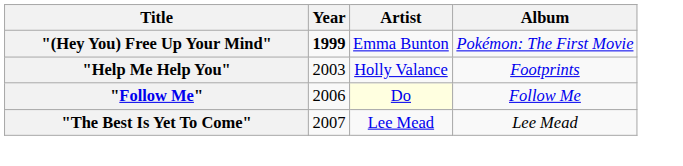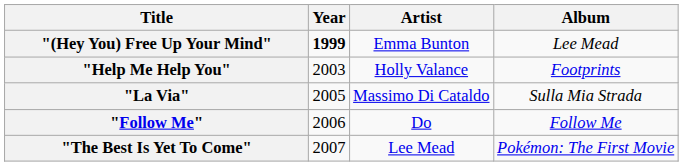(545, 43) Pokémon: The First Movie -> (586, 43) Lee Mead
+ row: (157, 95)
(401, 95) lightyellow background -> (421, 122) no background
(545, 122) Lee Mead -> (586, 148) Pokémon: The First Movie
